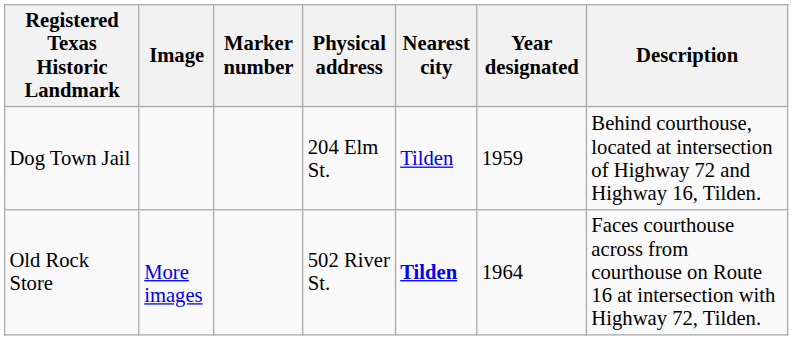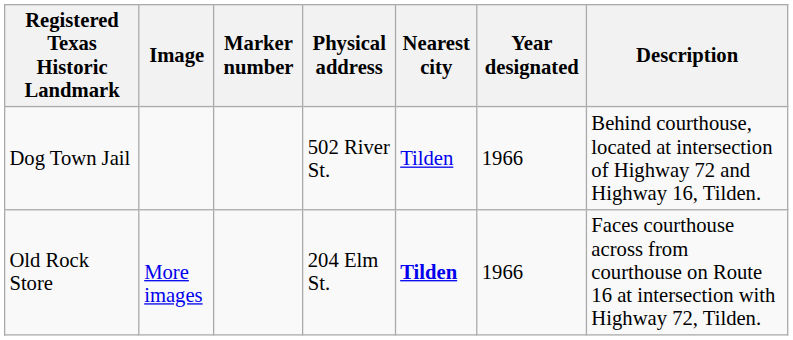(343, 158) 204 Elm St. -> (349, 158) 502 River St.
(502, 158) 1959 -> (502, 158) 1966
(349, 272) 502 River St. -> (343, 272) 204 Elm St.
(502, 272) 1964 -> (502, 272) 1966
